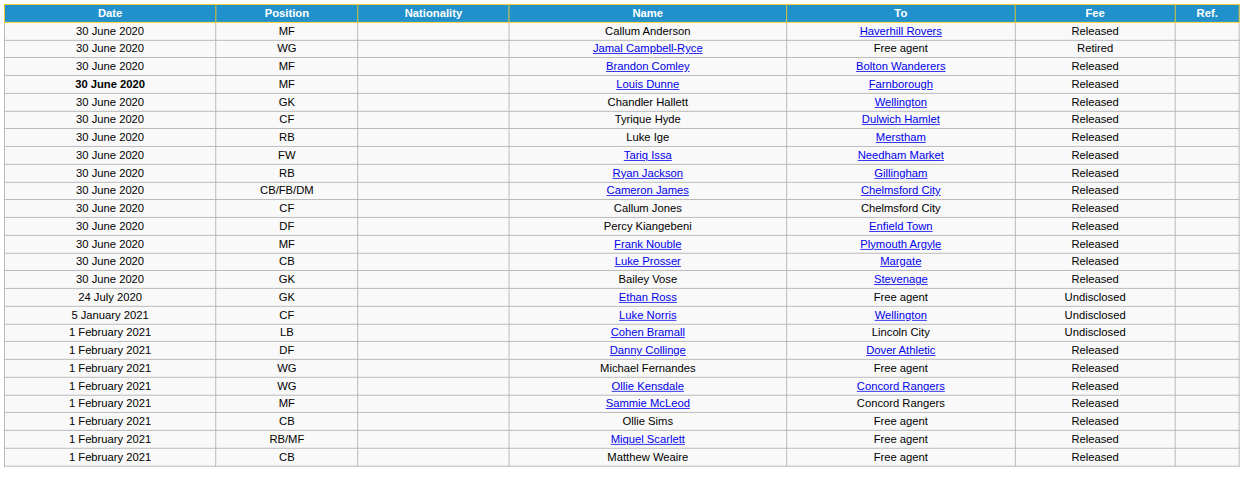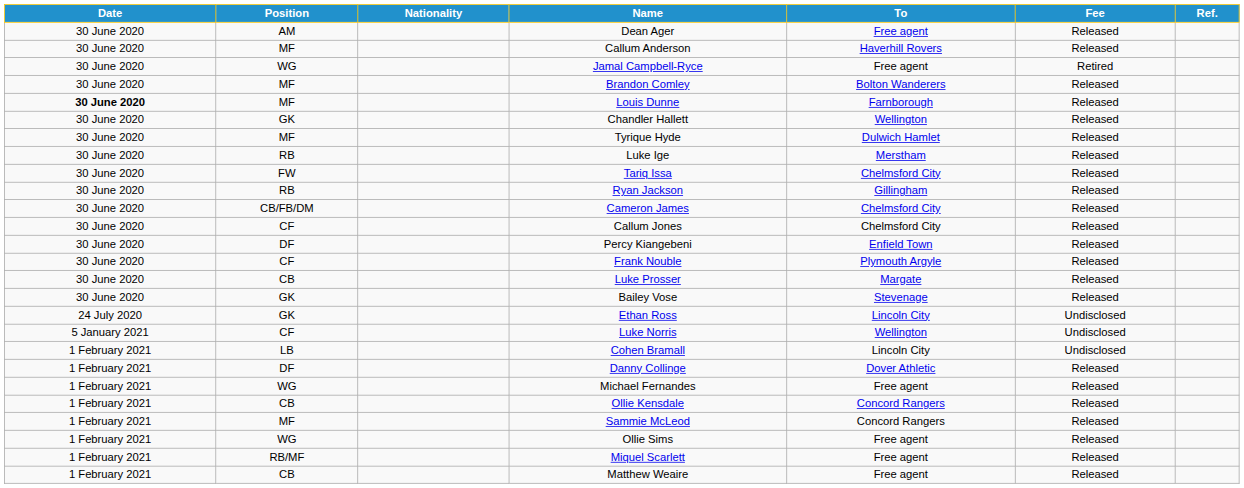+ row: (648, 31)
(287, 120) CF -> (287, 138) MF
(901, 156) Needham Market -> (901, 173) Chelmsford City
(287, 244) MF -> (287, 262) CF
(901, 298) Free agent -> (901, 315) Lincoln City
(287, 386) WG -> (287, 404) CB
(287, 422) CB -> (287, 440) WG
